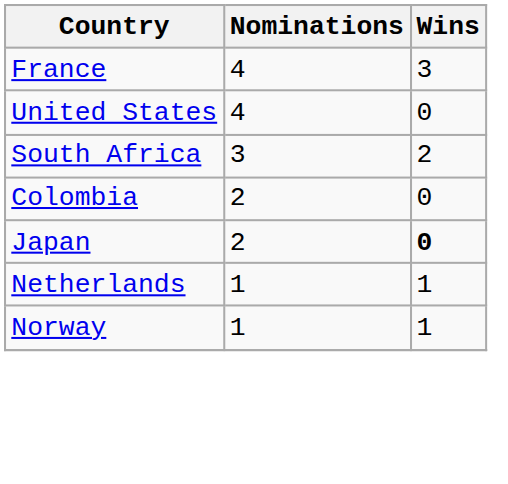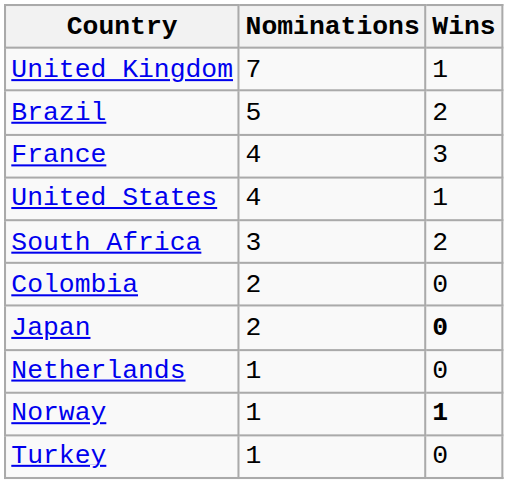+ row: (122, 70)
+ row: (59, 113)
(424, 113) 0 -> (440, 199) 1
(424, 285) 1 -> (440, 371) 0
(424, 328) normal -> (440, 414) bold
+ row: (59, 457)
